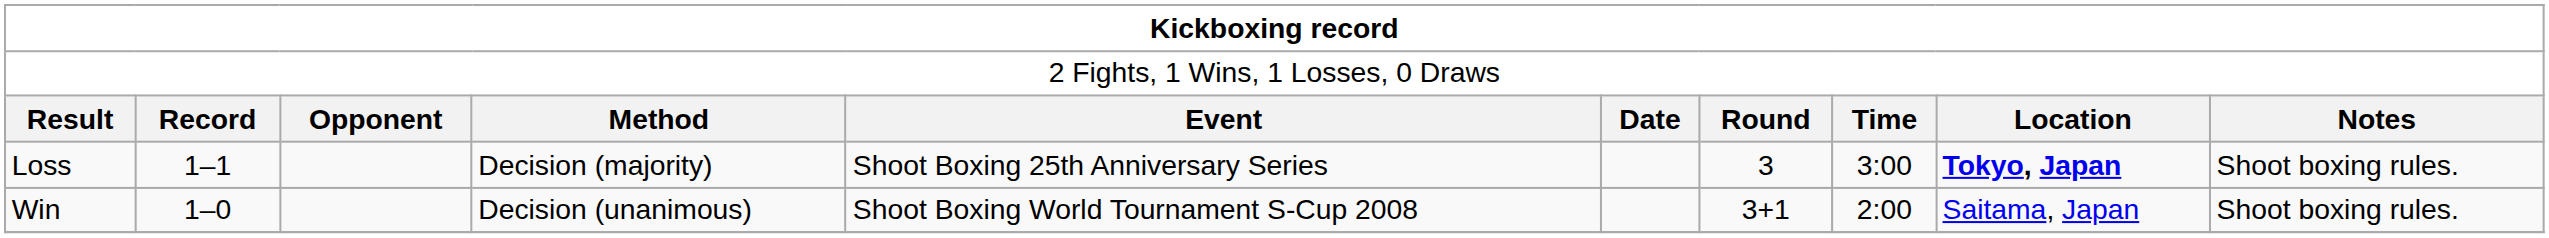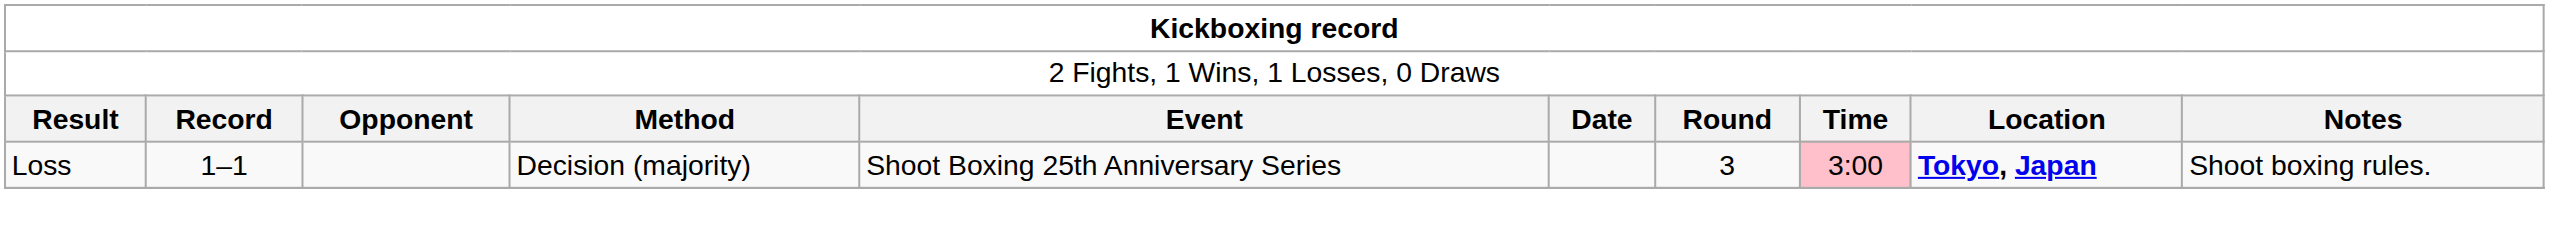(1884, 164) no background -> (1856, 164) pink background
- row: (36, 210)
